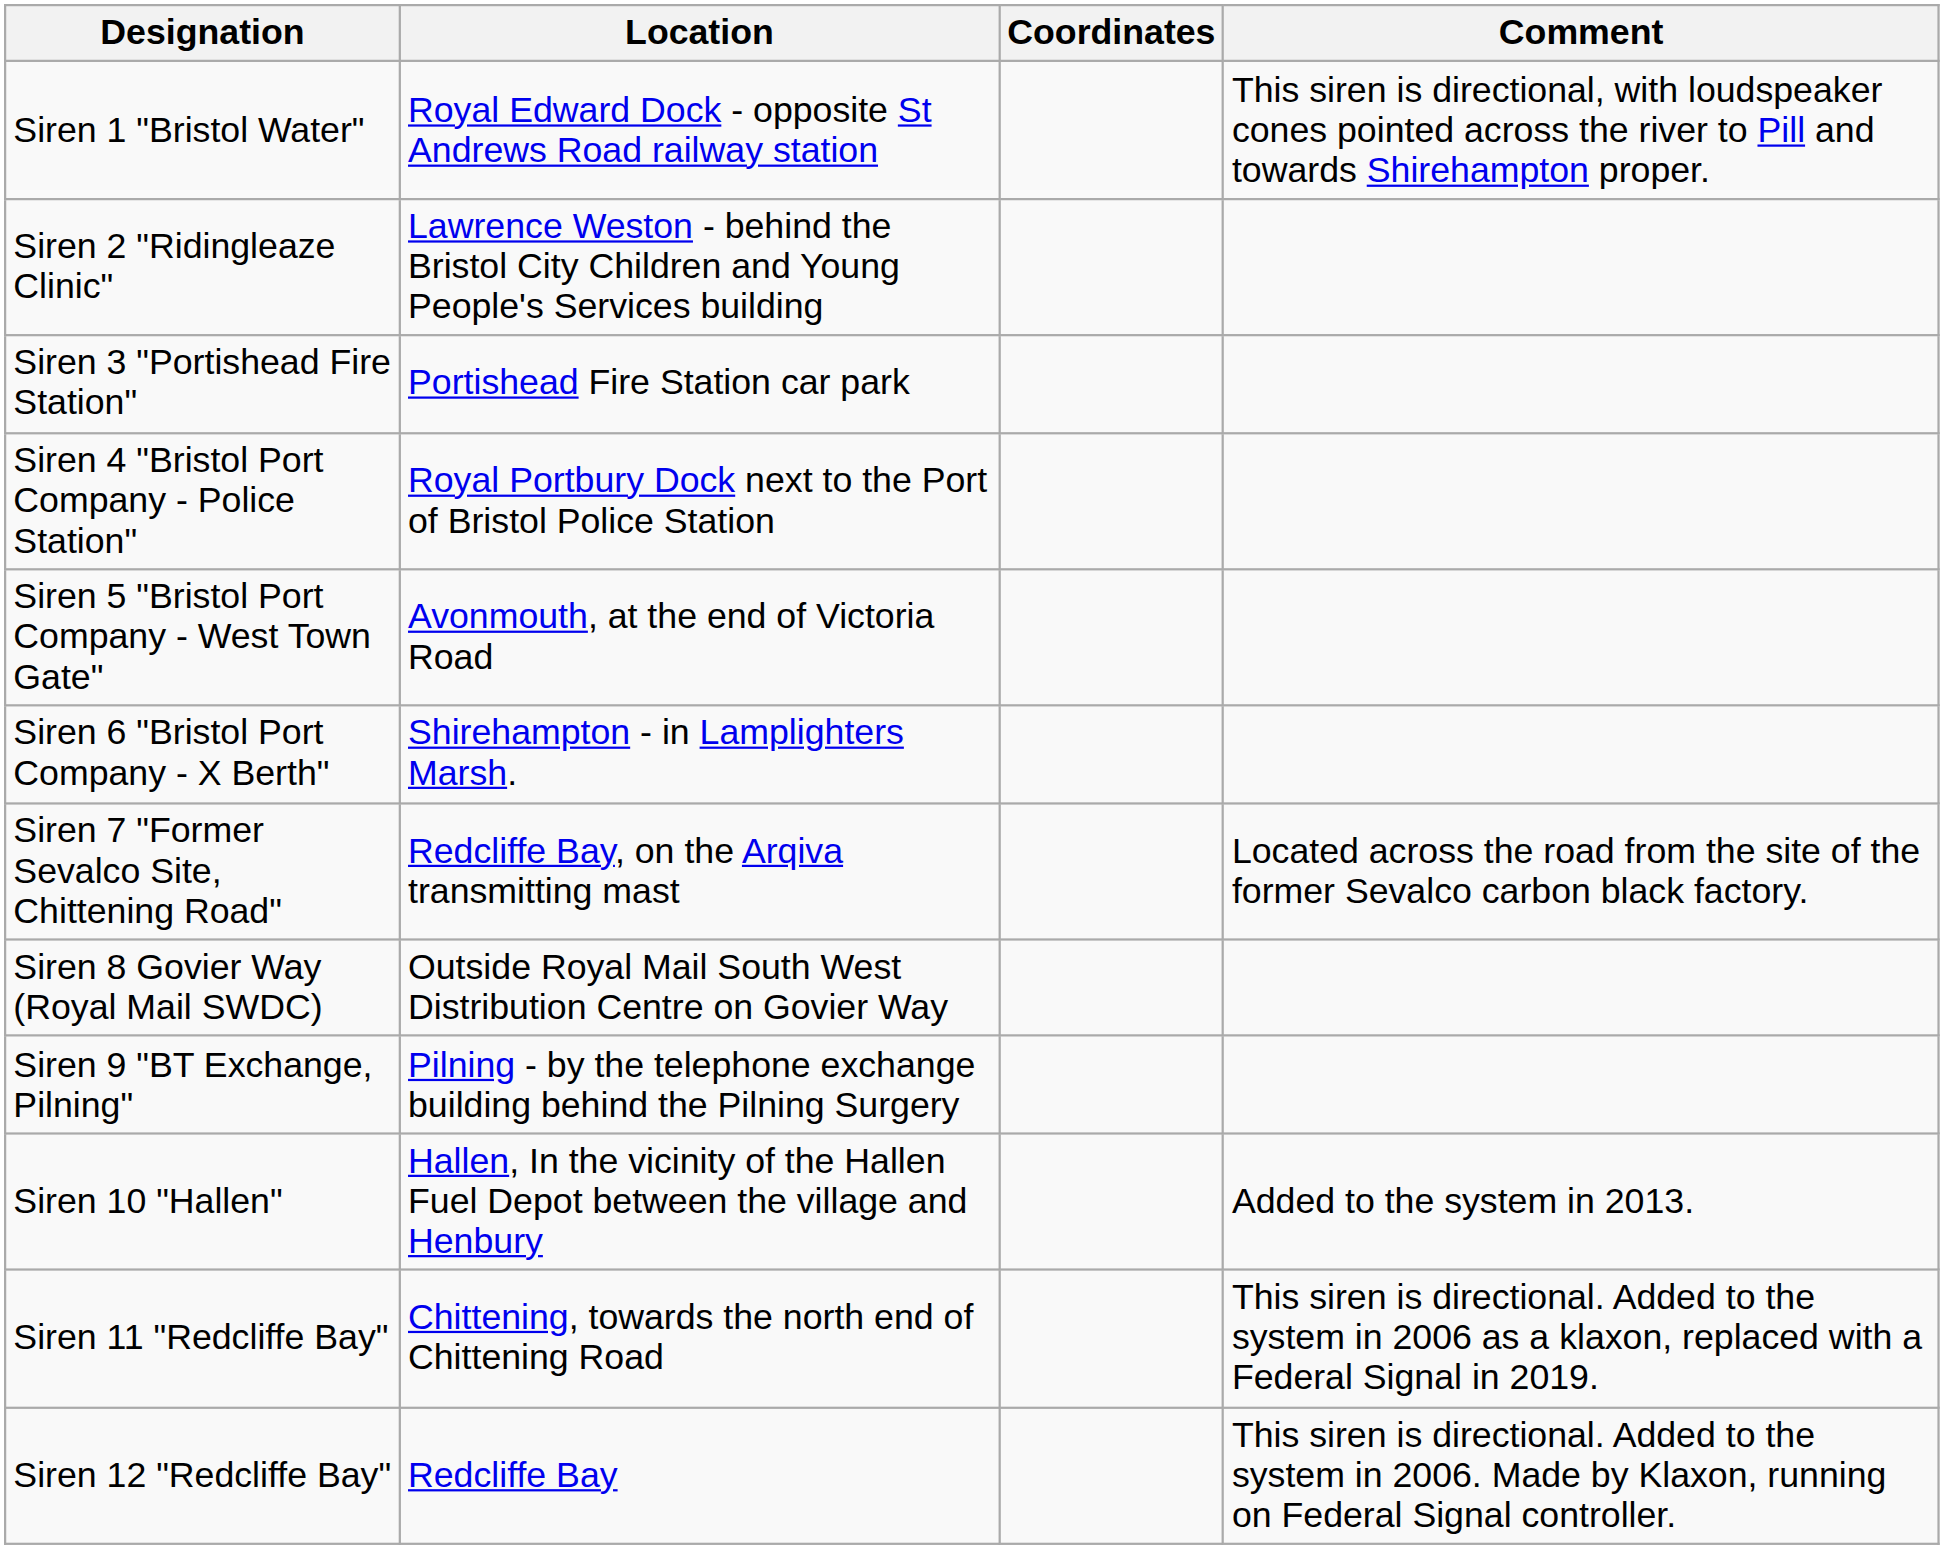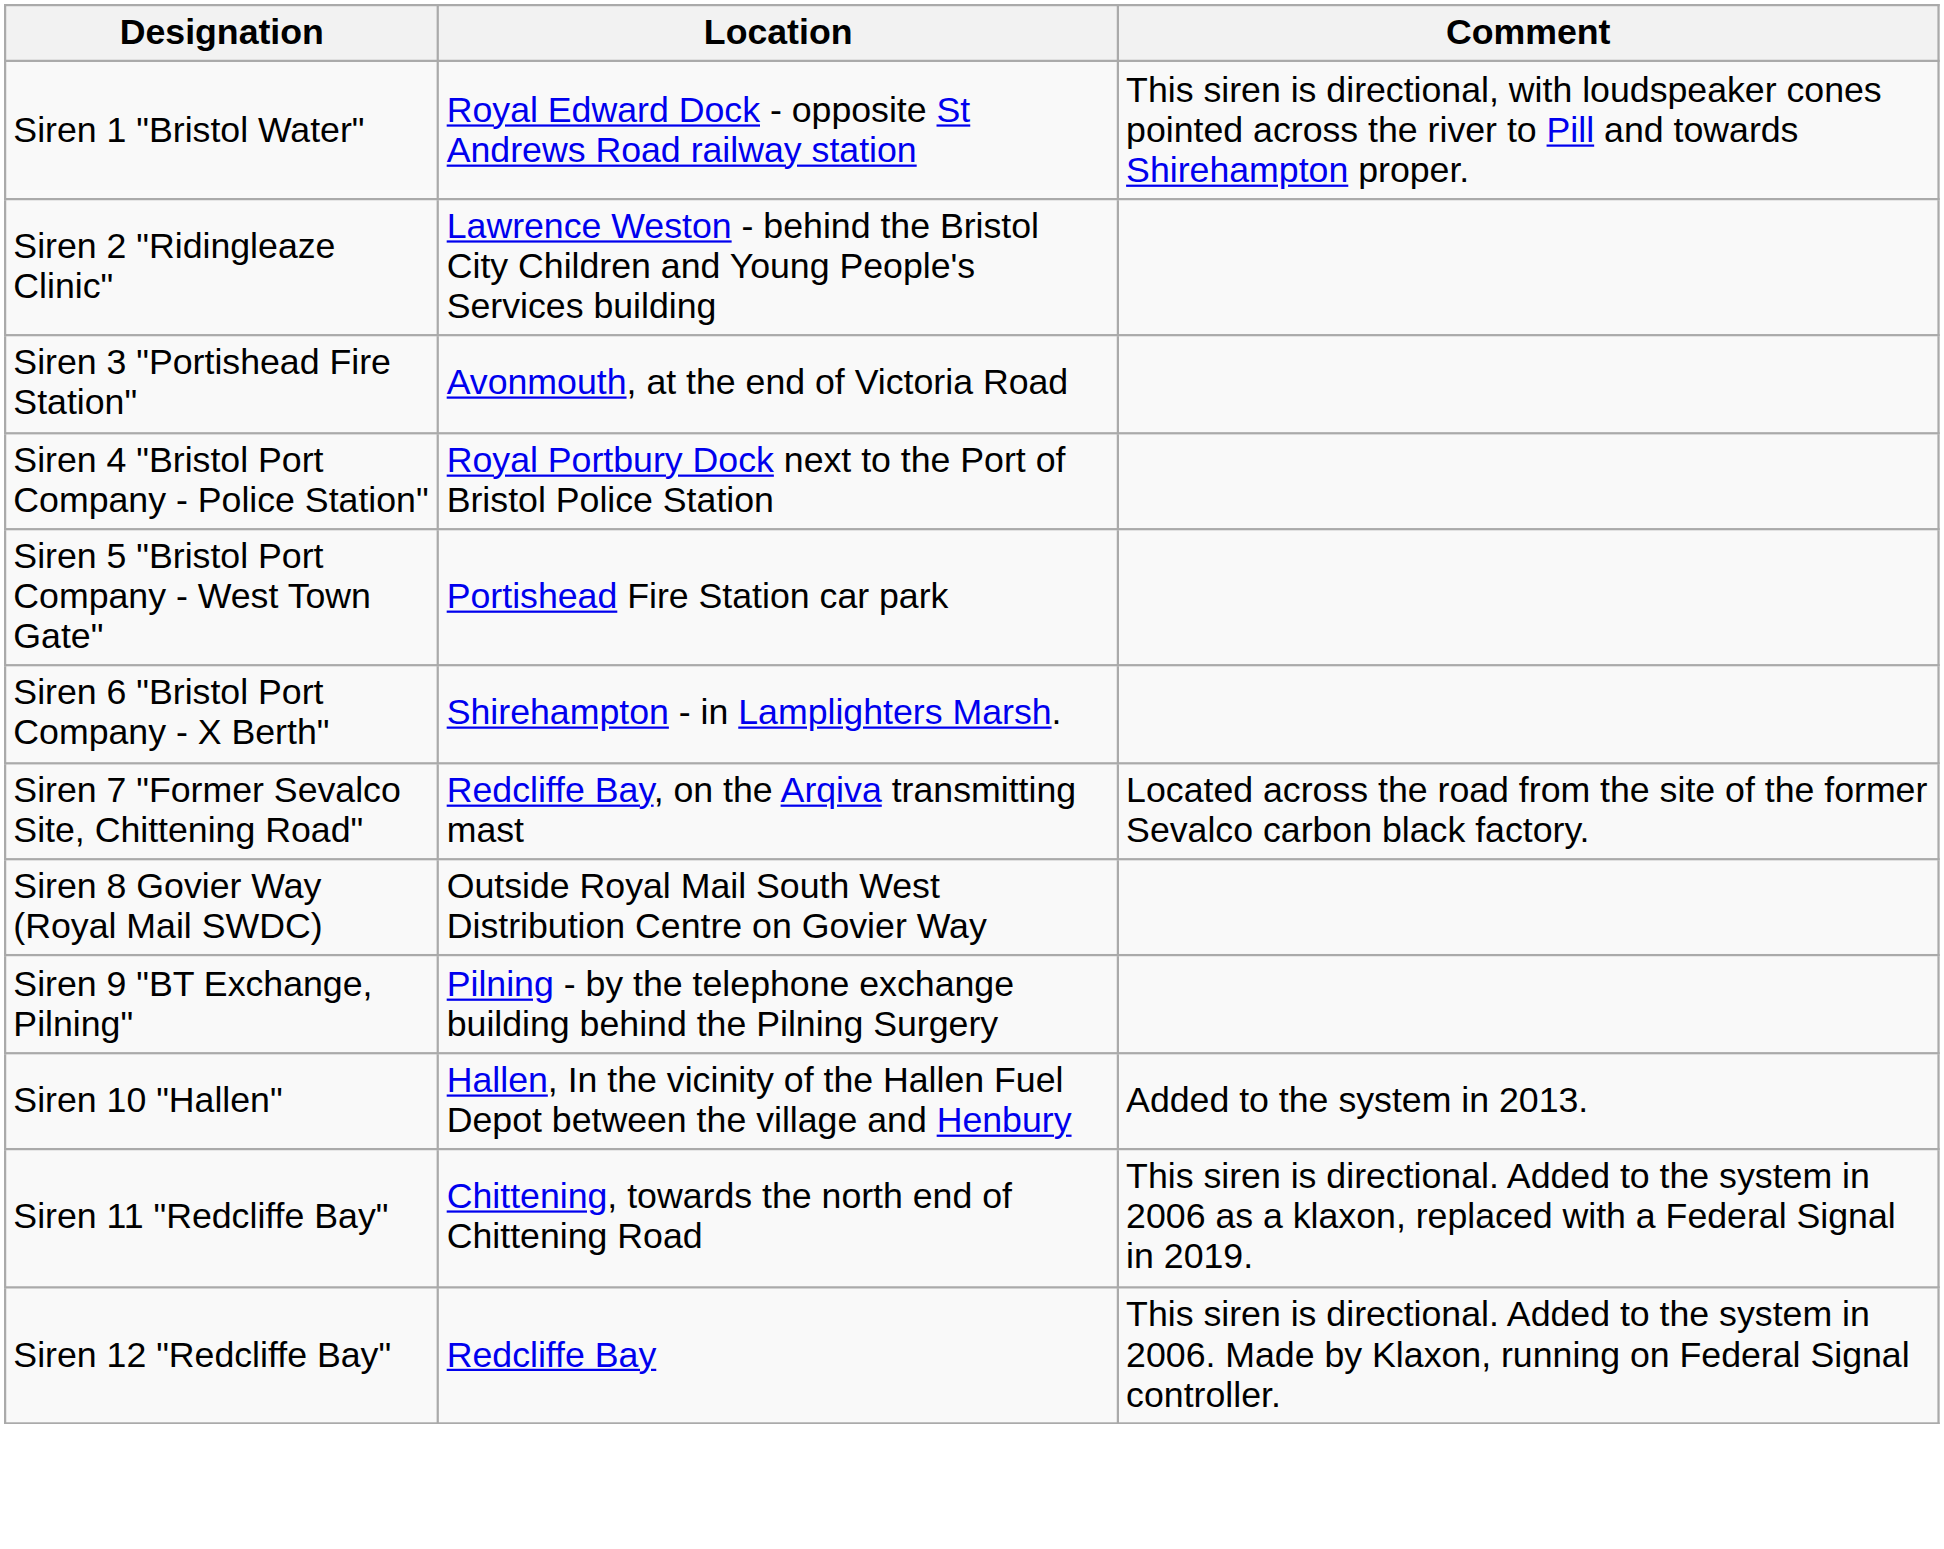- column: (1111, 32)
(659, 383) Portishead Fire Station car park -> (757, 383) Avonmouth, at the end of Victoria Road
(671, 636) Avonmouth, at the end of Victoria Road -> (698, 596) Portishead Fire Station car park
